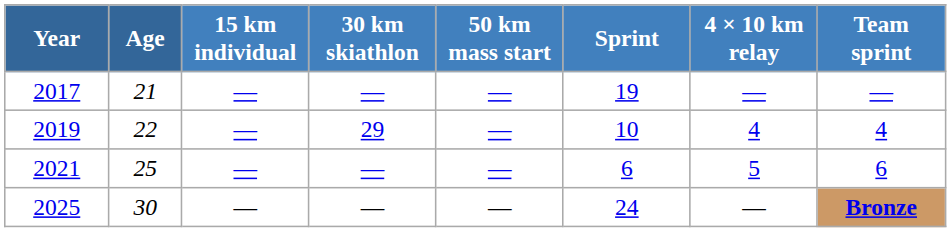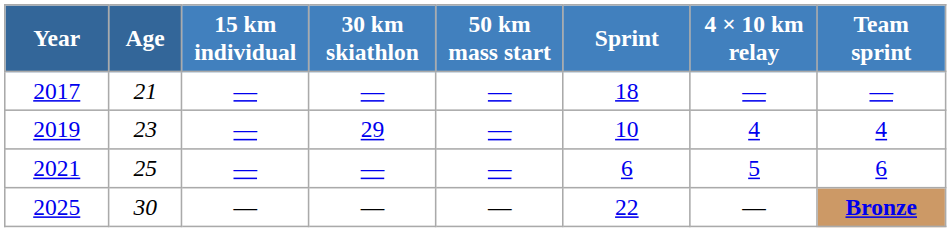(627, 90) 19 -> (627, 90) 18
(145, 129) 22 -> (145, 129) 23
(627, 207) 24 -> (627, 207) 22
